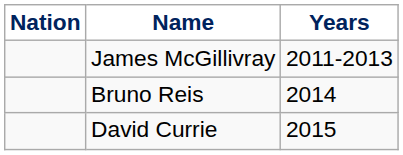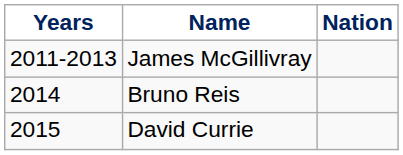columns swapped: (339, 22) <-> (45, 22)
